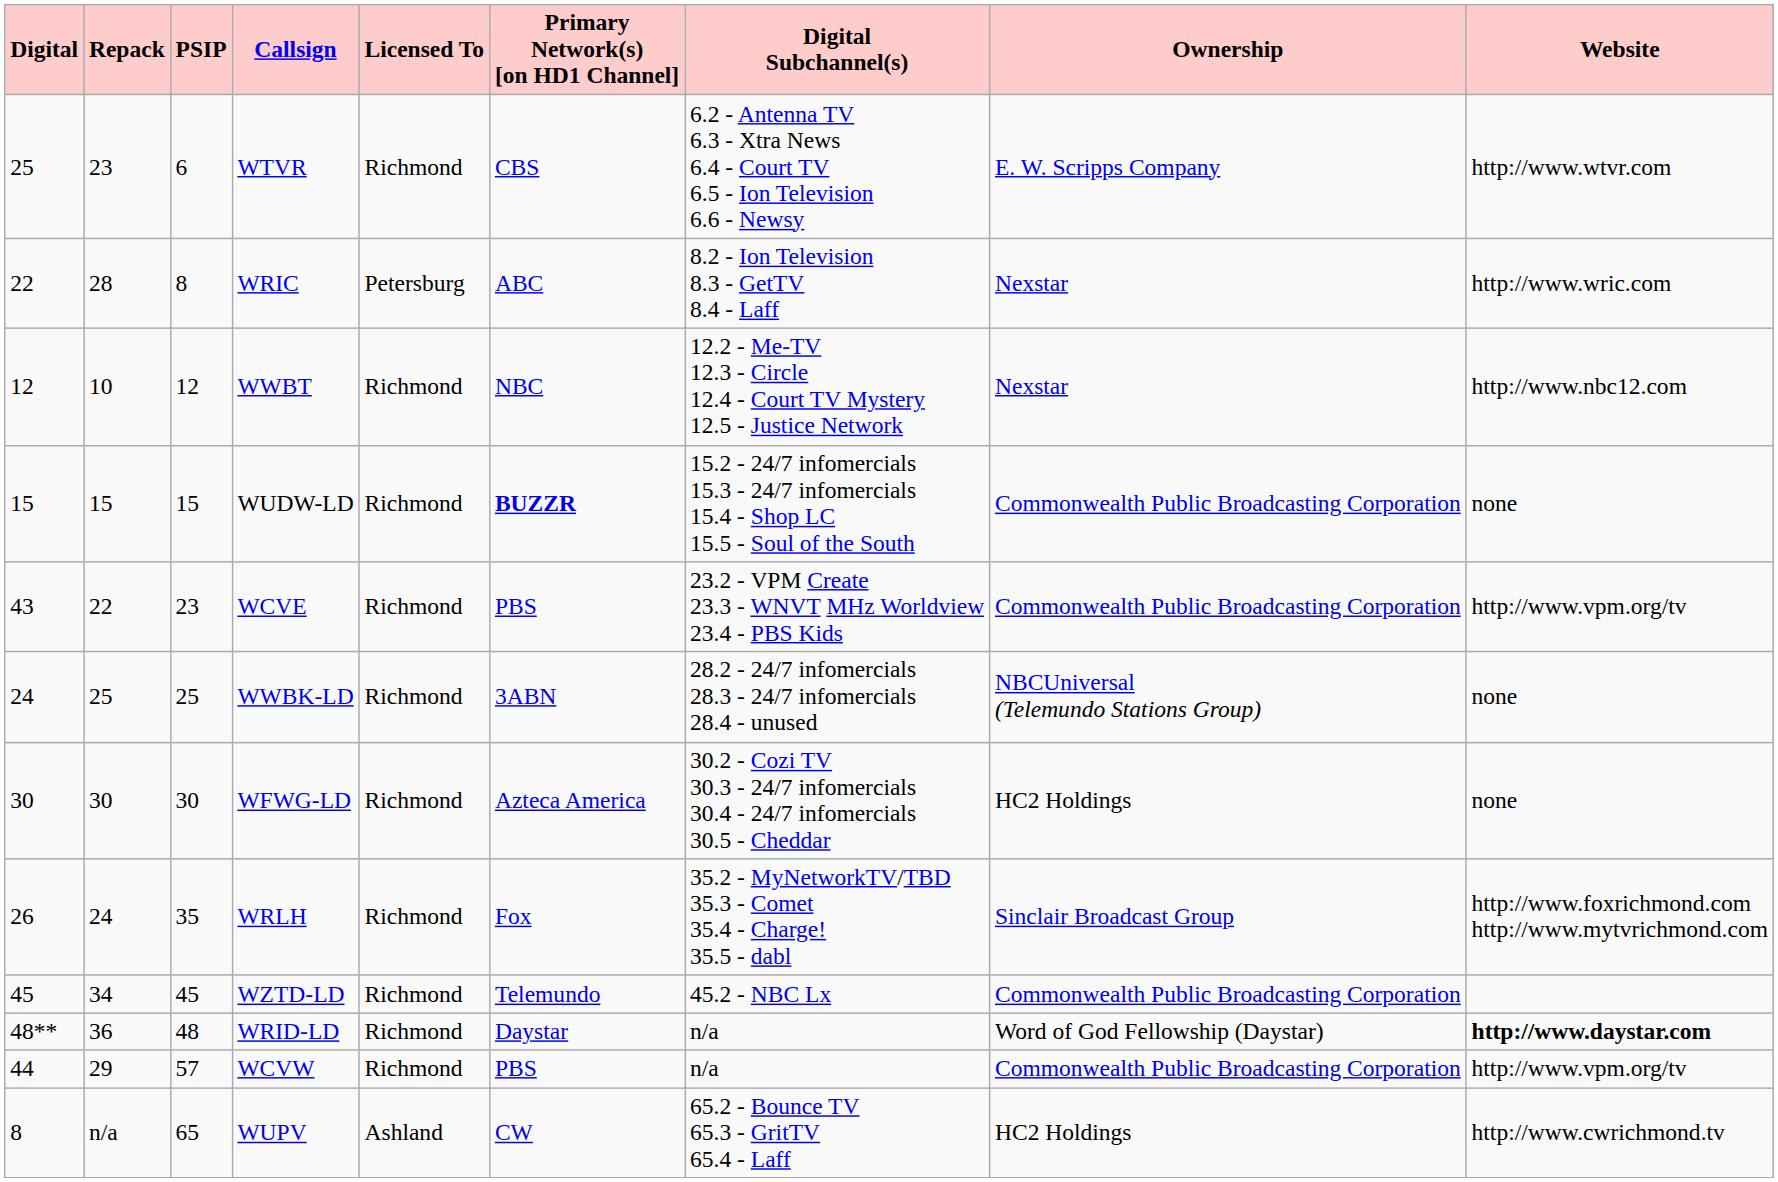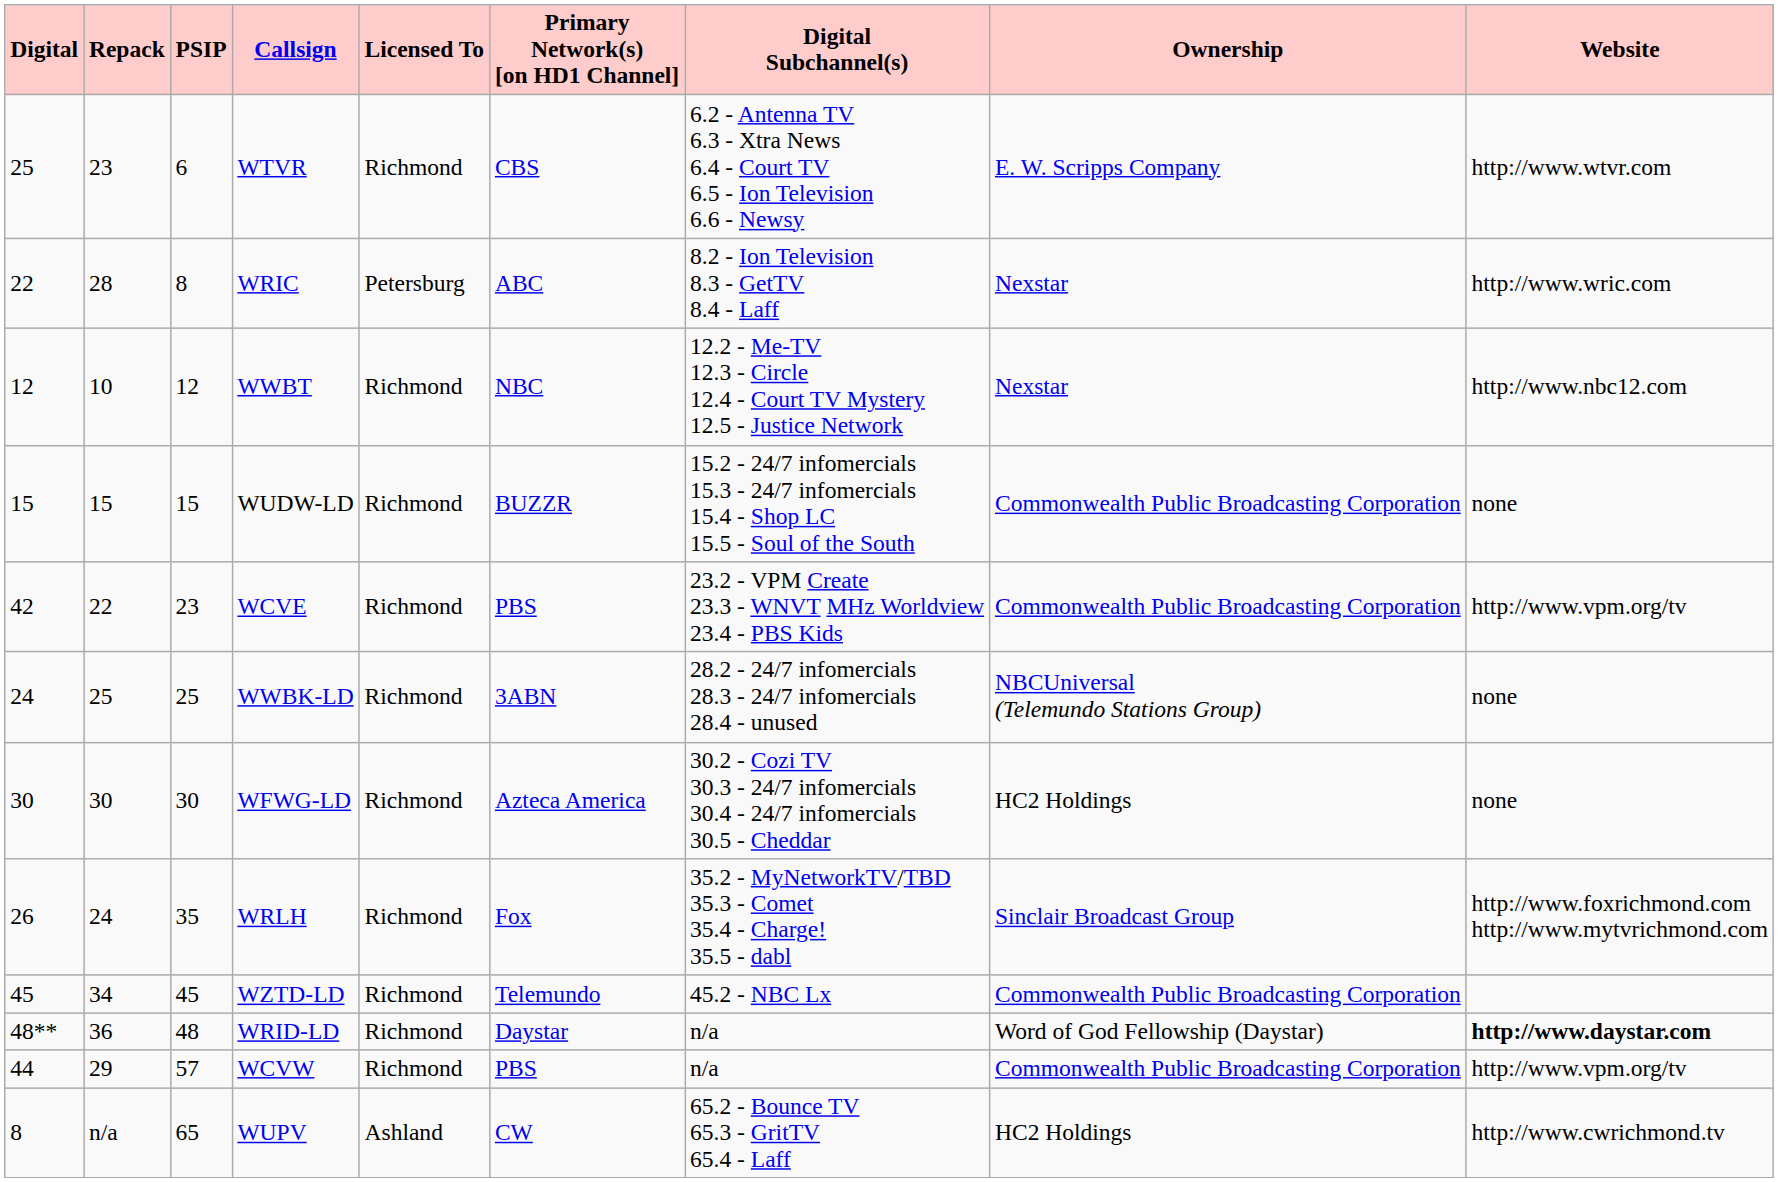(535, 503) bold -> (533, 503) normal
(22, 606) 43 -> (22, 606) 42
